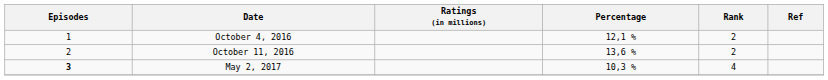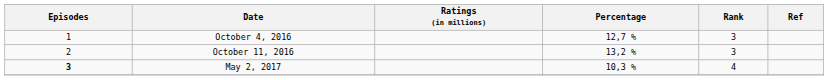(621, 37) 12,1 % -> (621, 37) 12,7 %
(734, 37) 2 -> (734, 37) 3
(621, 52) 13,6 % -> (621, 52) 13,2 %
(734, 52) 2 -> (734, 52) 3
